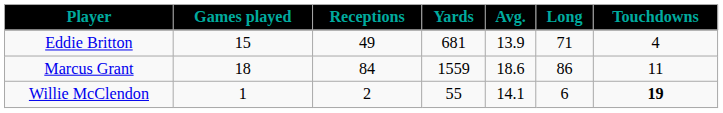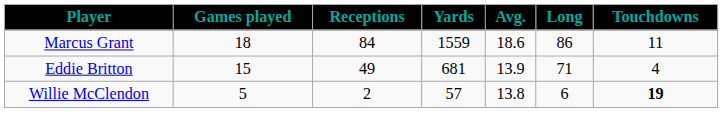rows swapped: (89, 42) <-> (89, 68)
(243, 94) 1 -> (243, 94) 5
(454, 94) 55 -> (454, 94) 57
(511, 94) 14.1 -> (511, 94) 13.8
